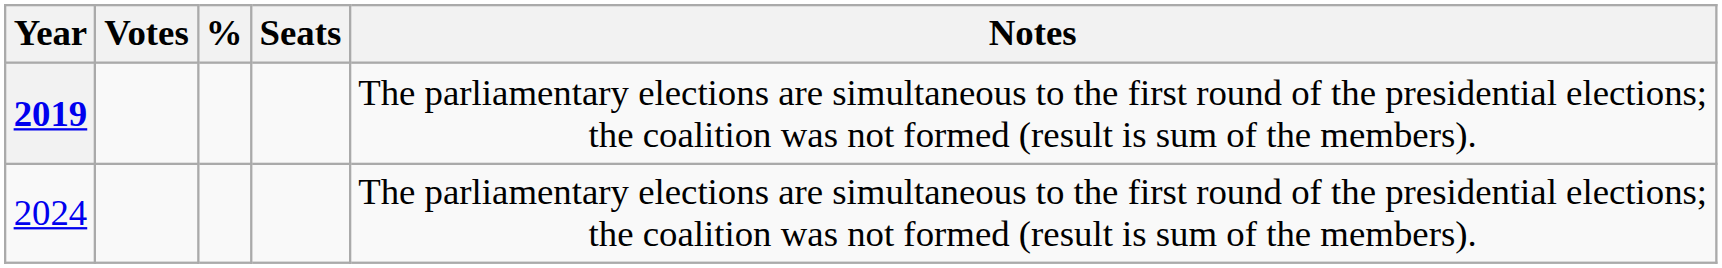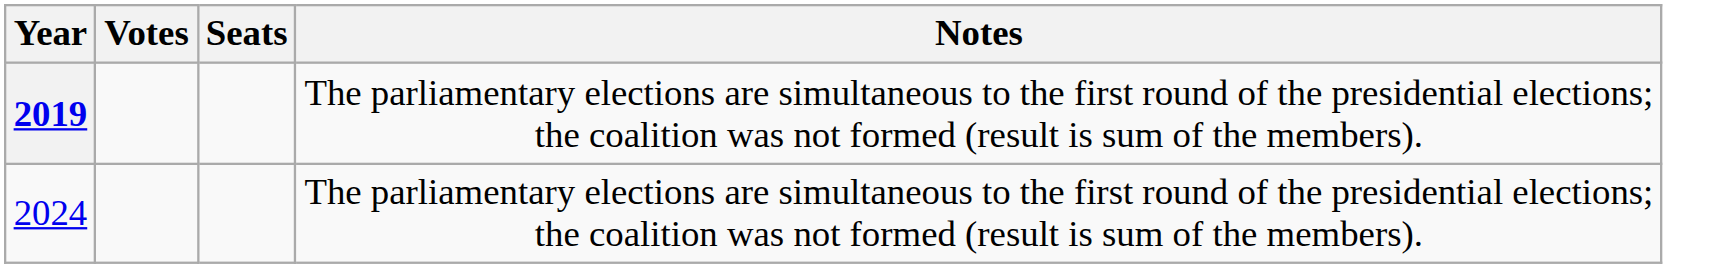- column: (224, 33)
